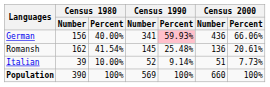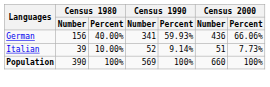(179, 37) pink background -> (179, 37) no background
- row: (23, 50)
